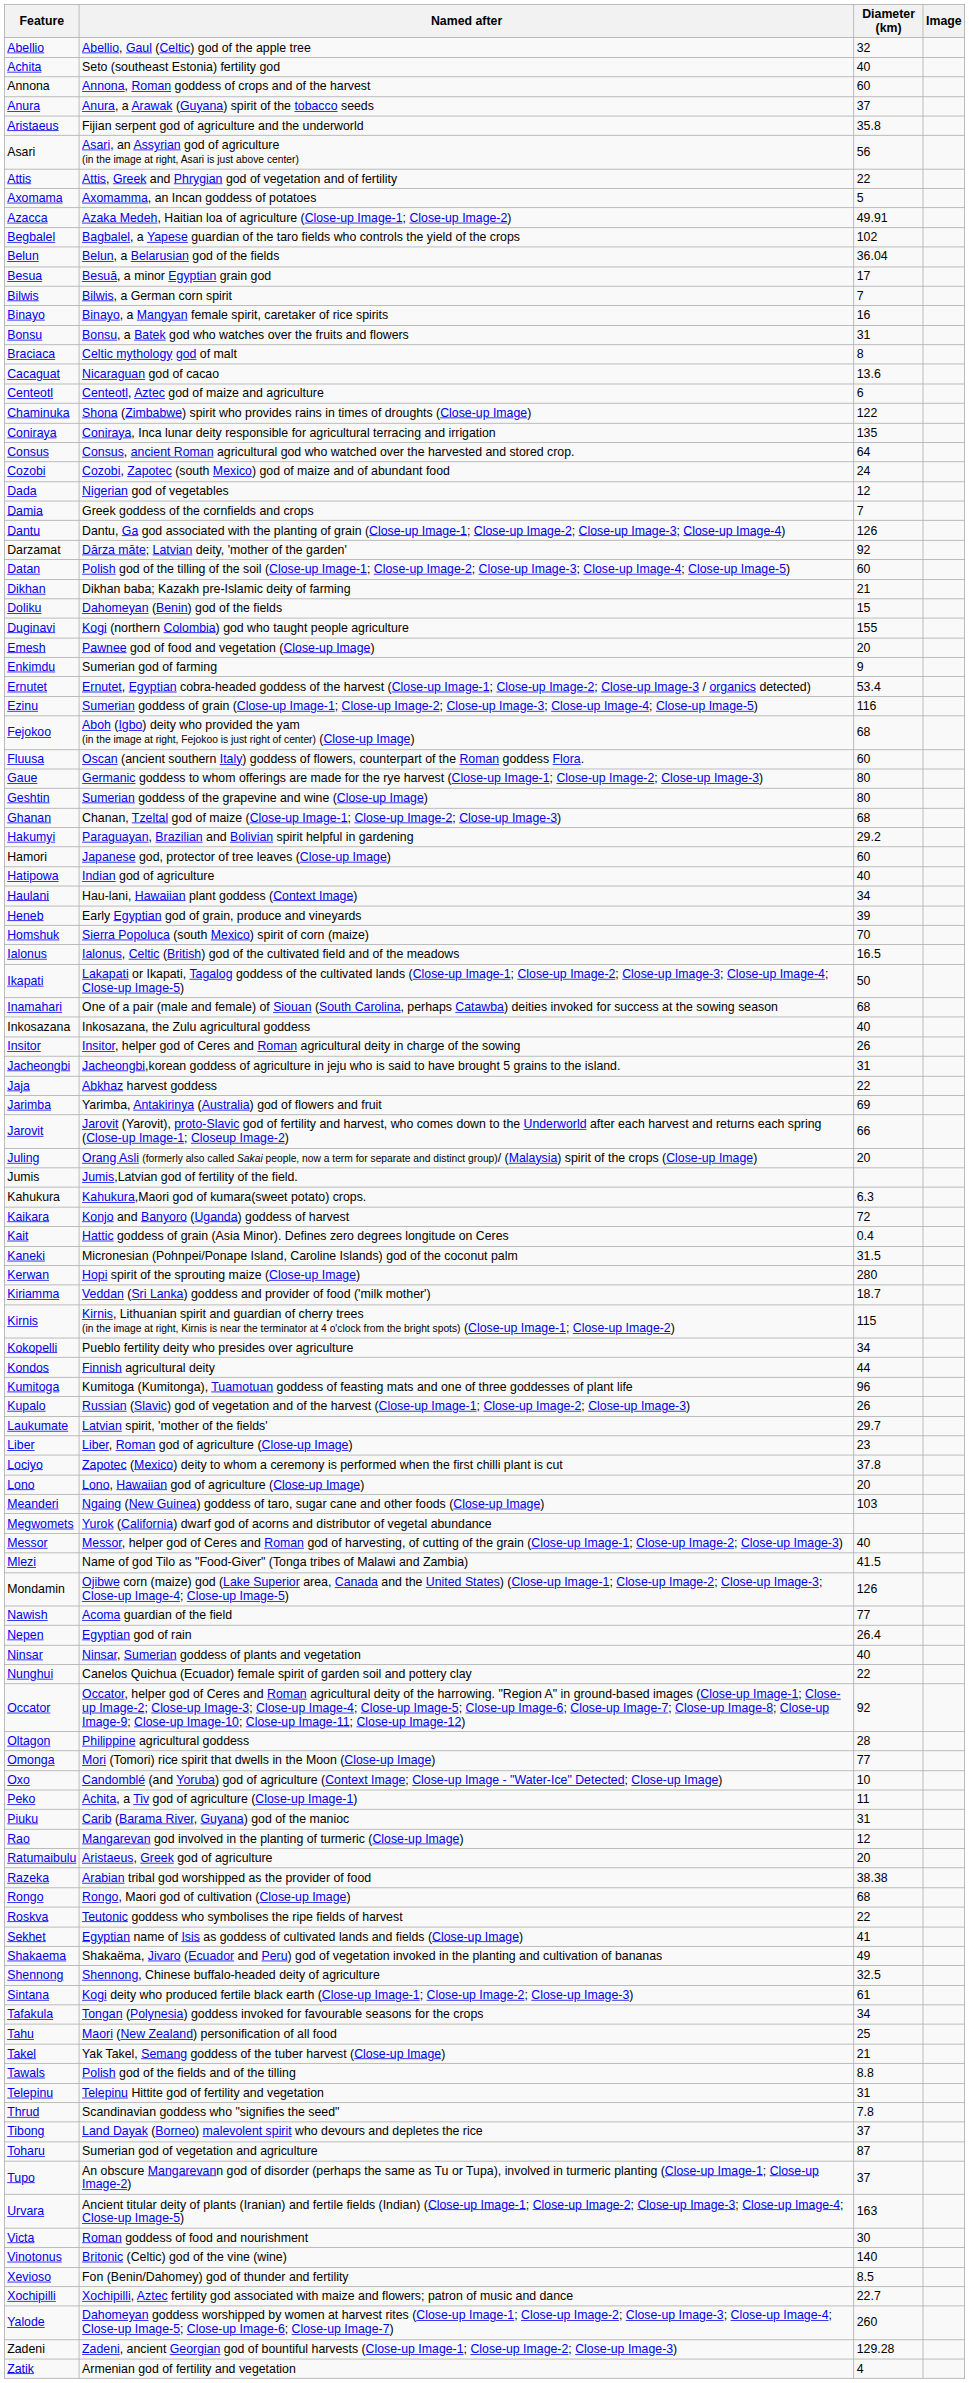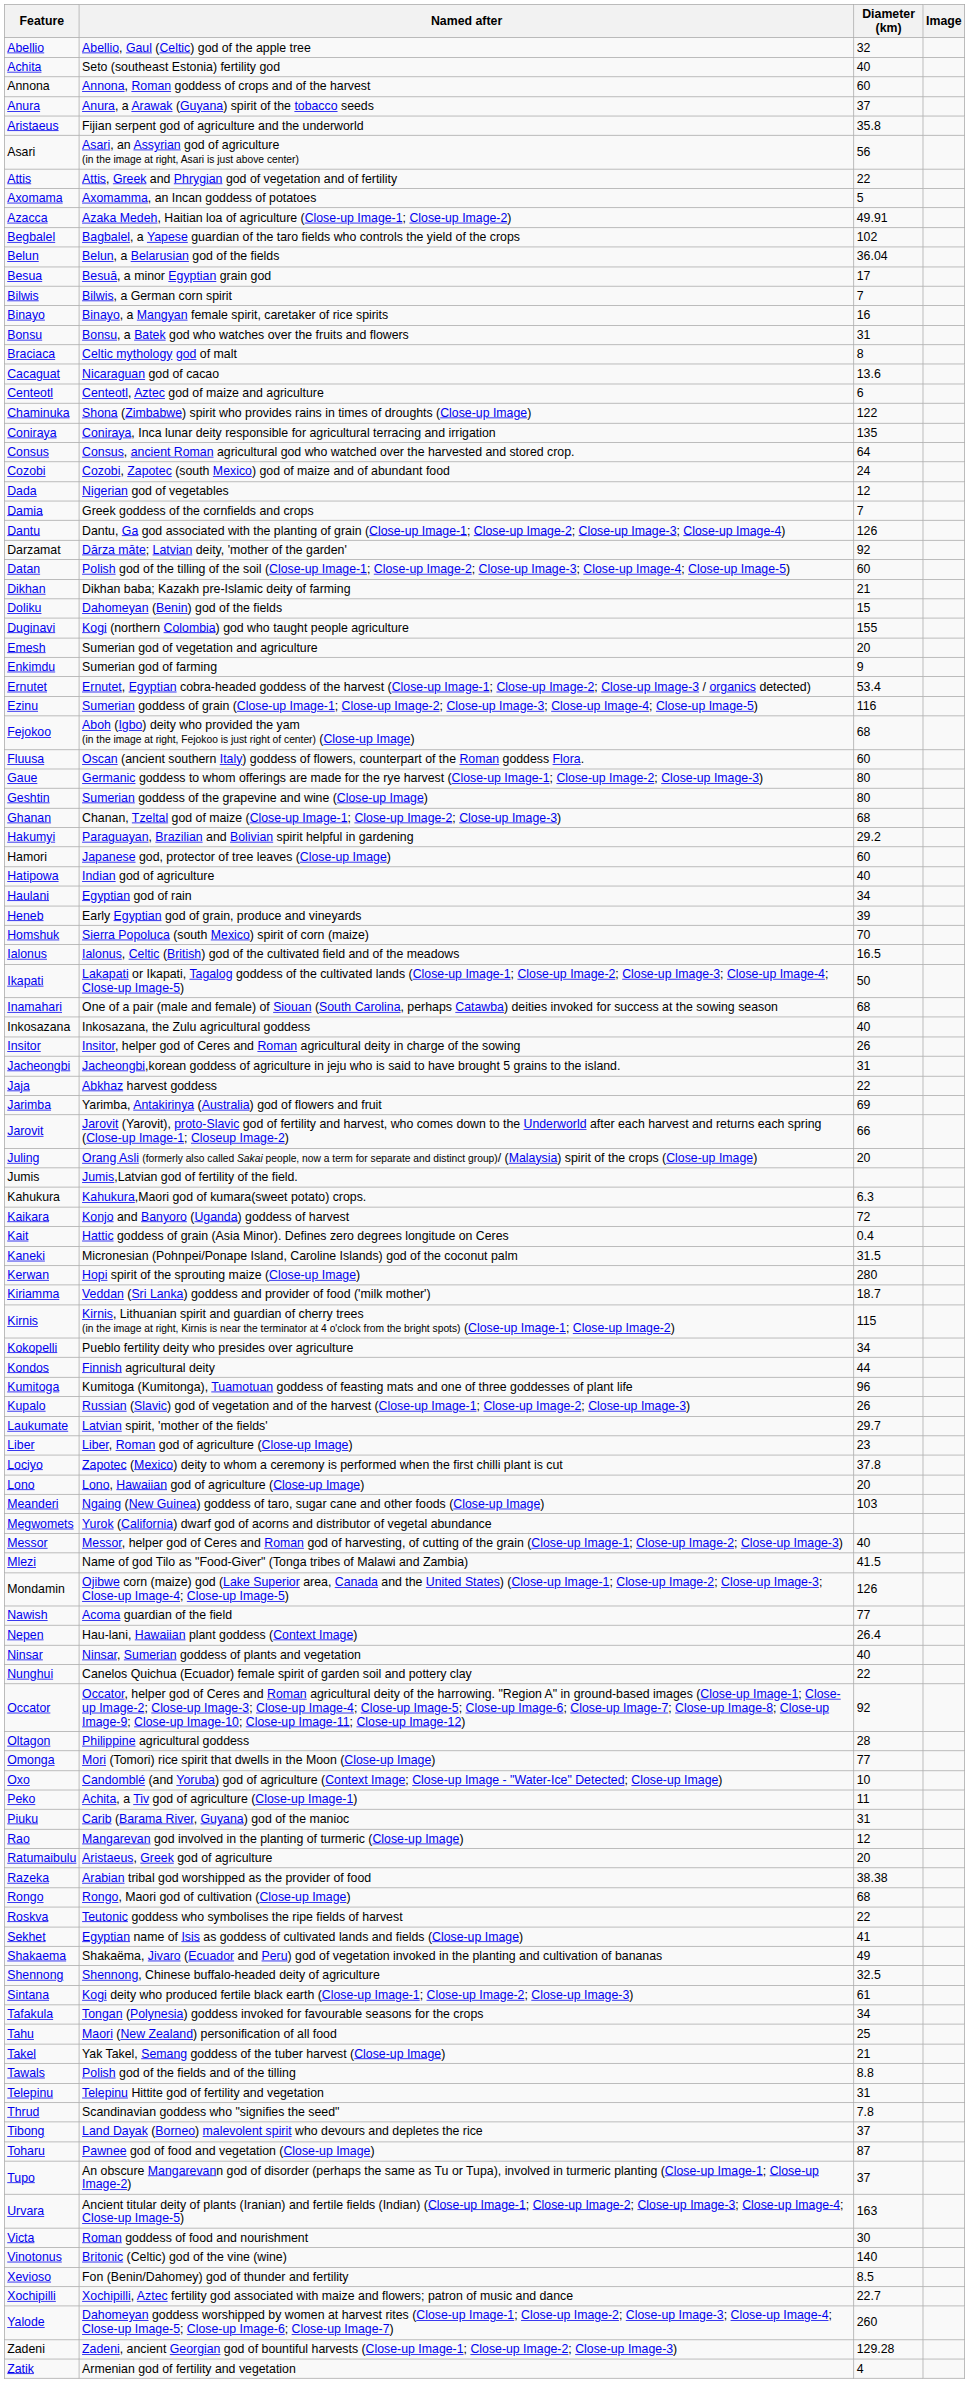(228, 647) Pawnee god of food and vegetation (Close-up Image) -> (200, 647) Sumerian god of vegetation and agriculture
(220, 896) Hau-lani, Hawaiian plant goddess (Context Image) -> (137, 896) Egyptian god of rain
(137, 1635) Egyptian god of rain -> (220, 1635) Hau-lani, Hawaiian plant goddess (Context Image)
(200, 2151) Sumerian god of vegetation and agriculture -> (228, 2151) Pawnee god of food and vegetation (Close-up Image)
